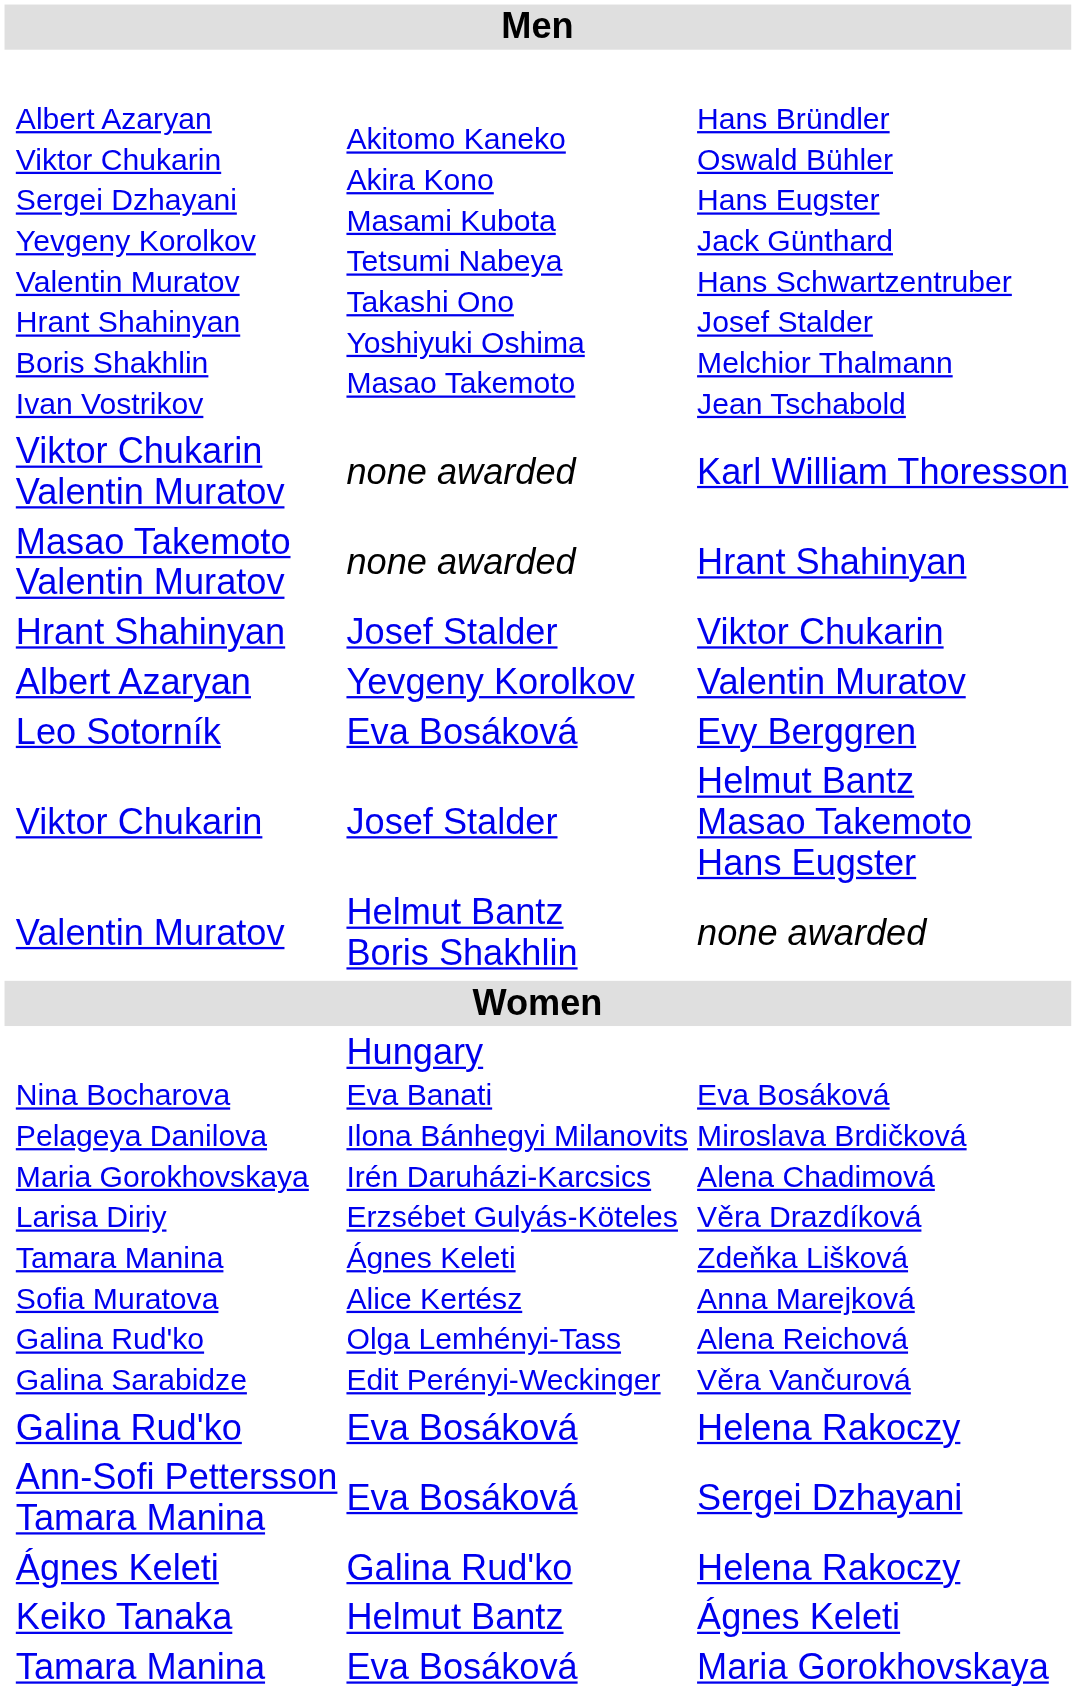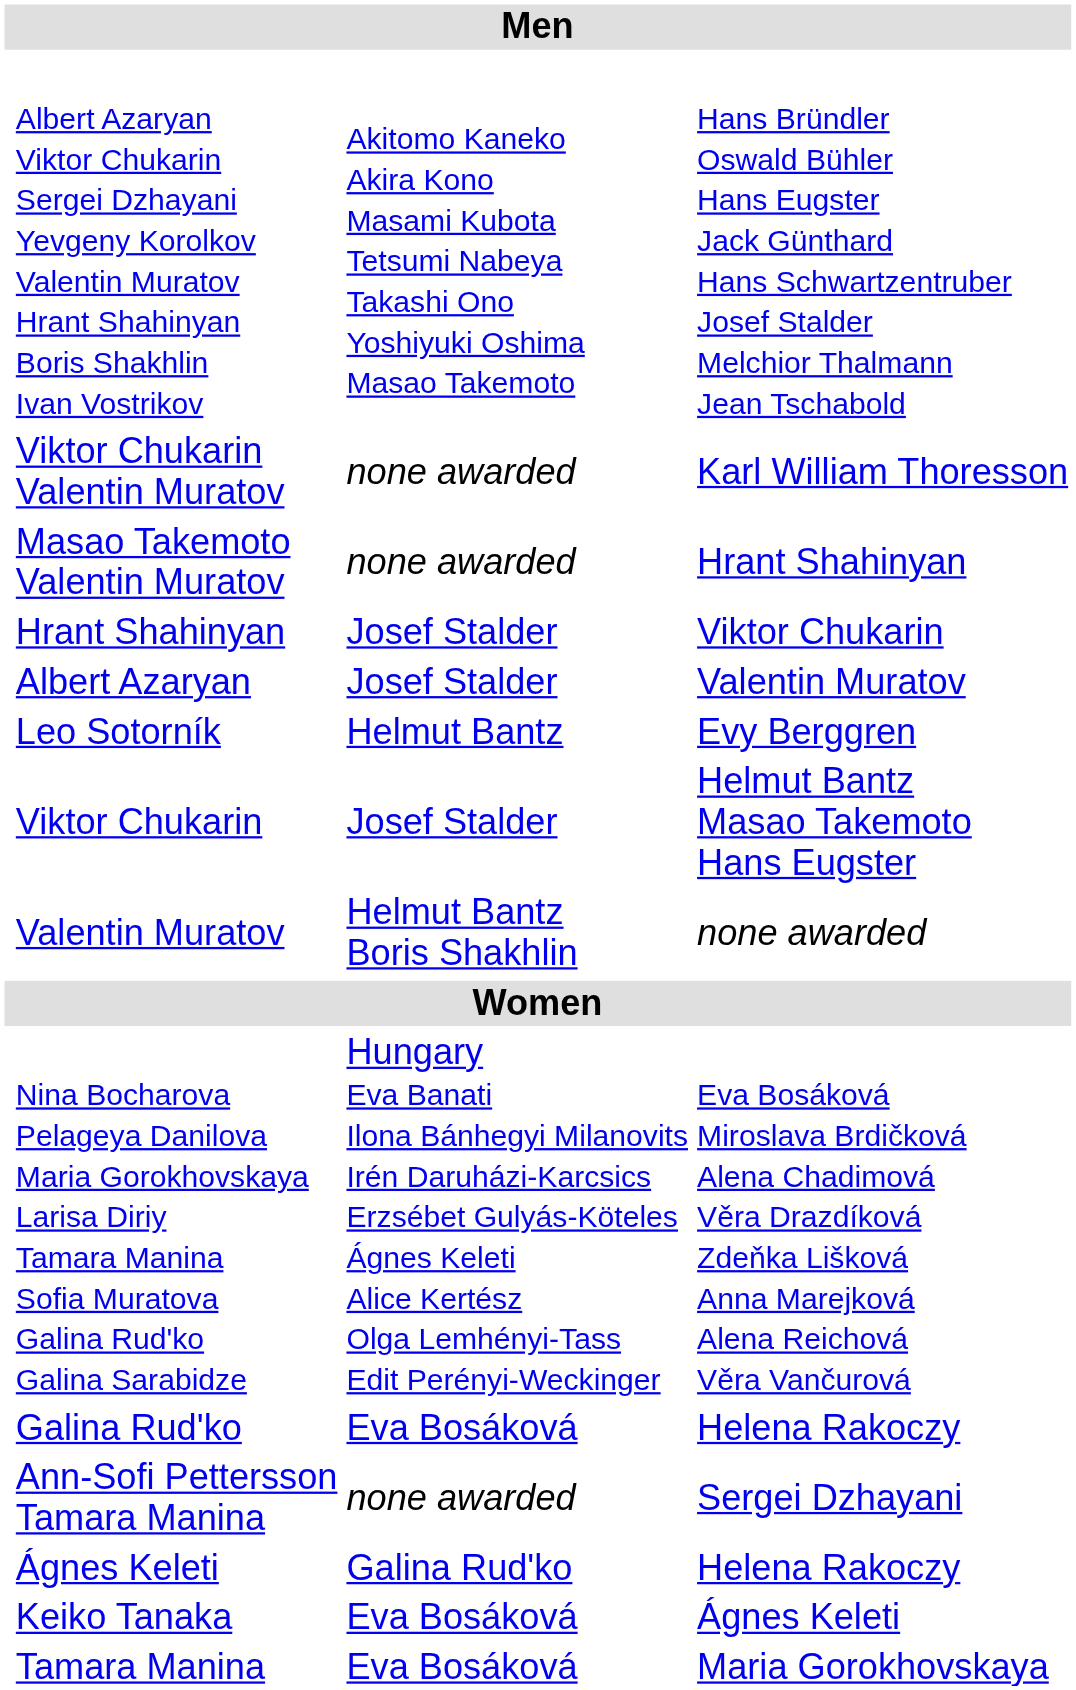(491, 681) Yevgeny Korolkov -> (452, 681) Josef Stalder
(462, 731) Eva Bosáková -> (455, 731) Helmut Bantz
(462, 1497) Eva Bosáková -> (461, 1497) none awarded
(455, 1617) Helmut Bantz -> (462, 1617) Eva Bosáková
